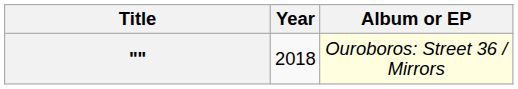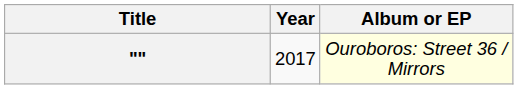(295, 58) 2018 -> (295, 58) 2017
